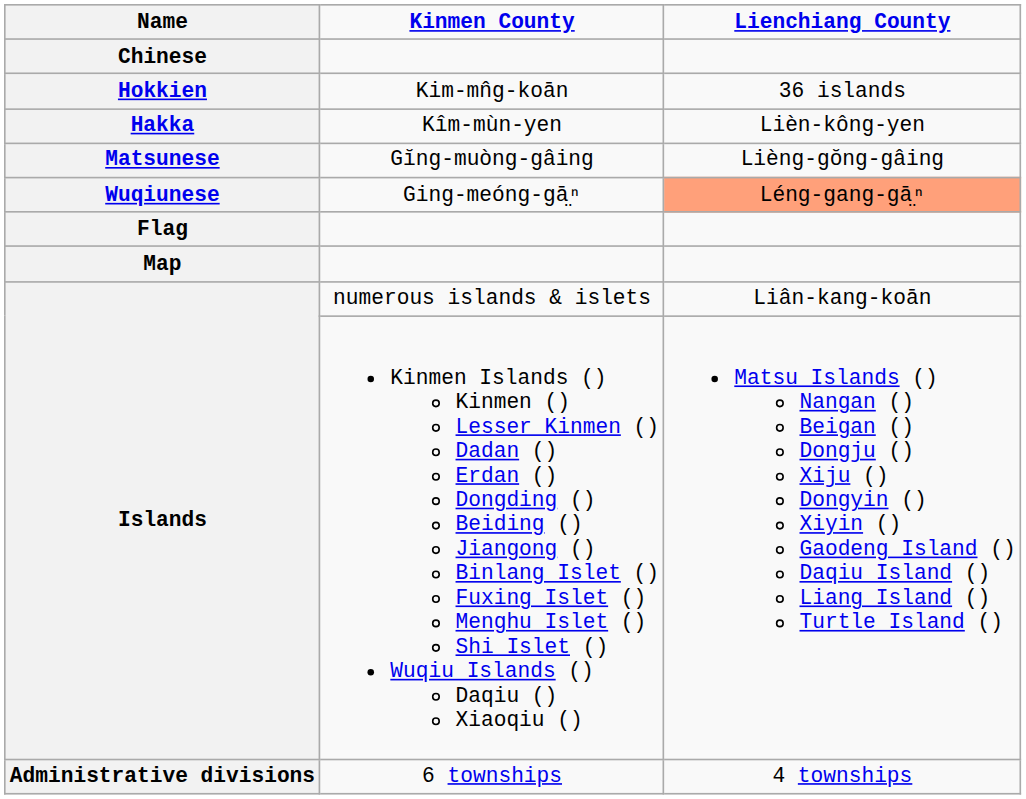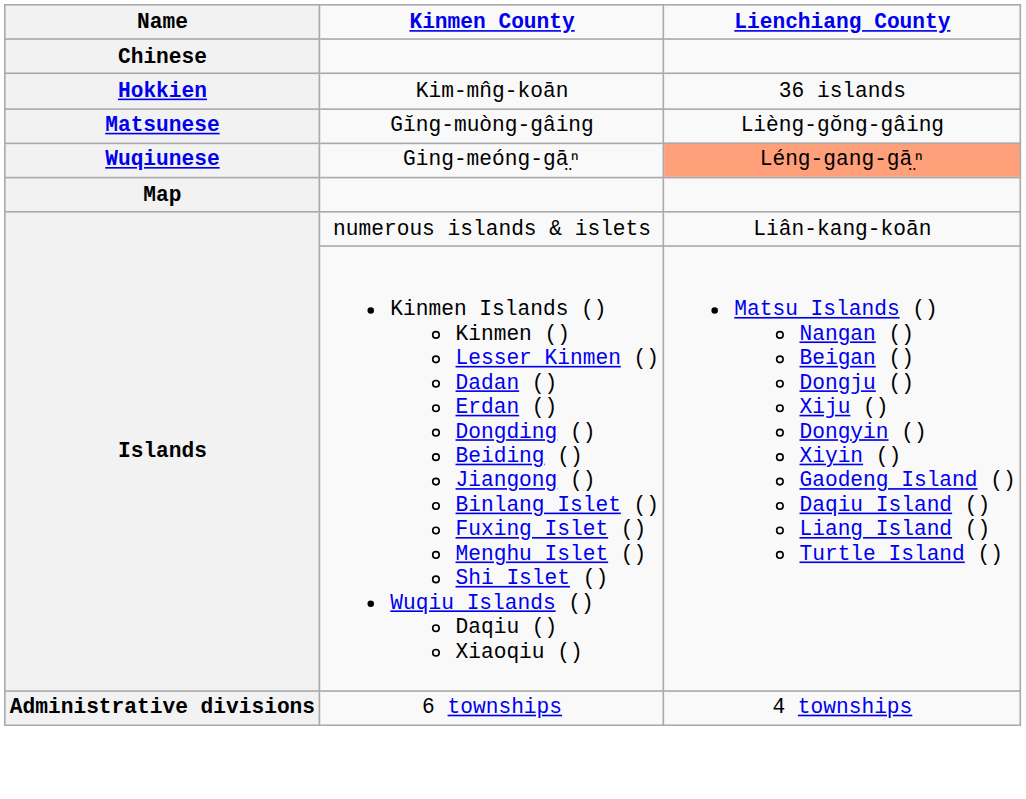- row: (162, 126)
- row: (162, 229)
